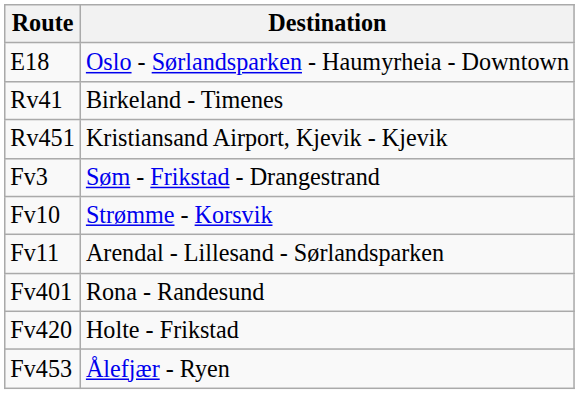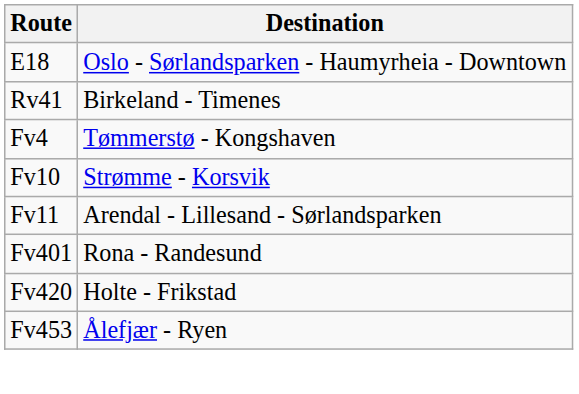- row: (43, 138)
- row: (29, 176)
+ row: (29, 138)
